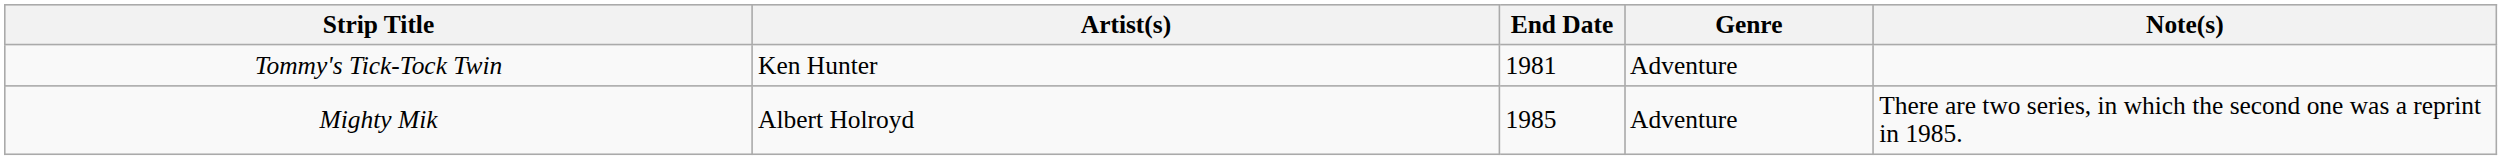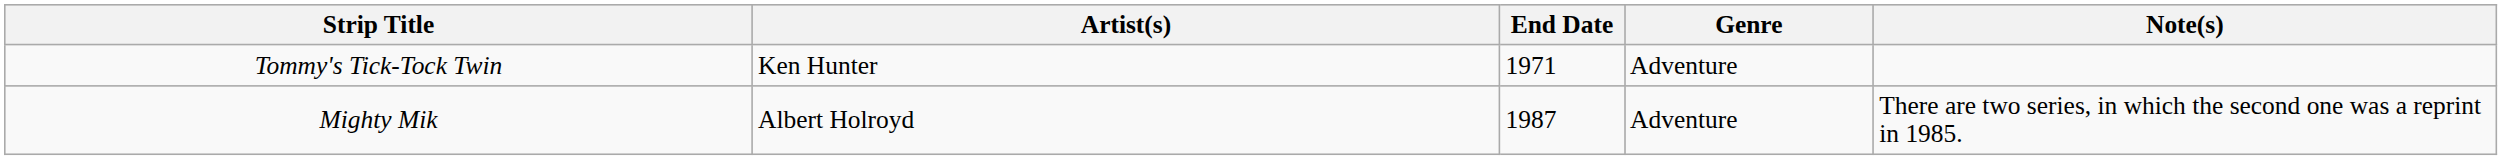(1531, 65) 1981 -> (1531, 65) 1971
(1531, 119) 1985 -> (1531, 119) 1987
